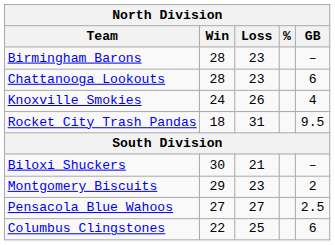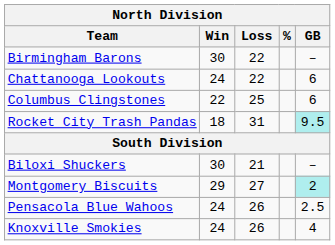(217, 58) 28 -> (217, 58) 30
(257, 58) 23 -> (257, 58) 22
(217, 79) 28 -> (217, 79) 24
(257, 79) 23 -> (257, 79) 22
rows swapped: (75, 101) <-> (86, 229)
(313, 122) no background -> (313, 122) paleturquoise background
(257, 186) 23 -> (257, 186) 27
(313, 186) no background -> (313, 186) paleturquoise background
(217, 208) 27 -> (217, 208) 24
(257, 208) 27 -> (257, 208) 26
